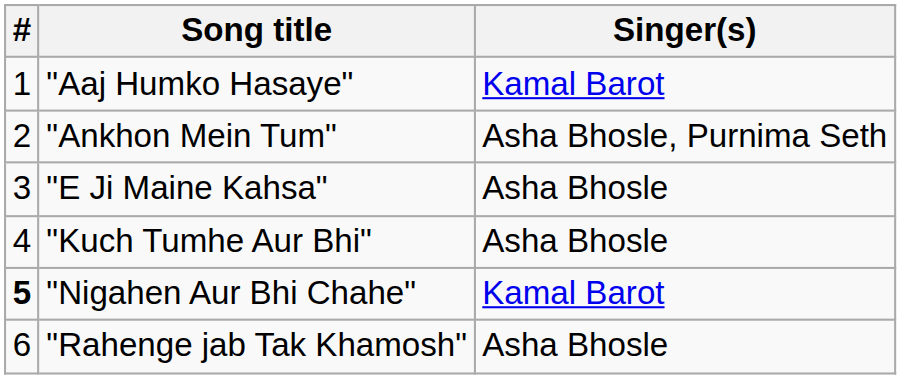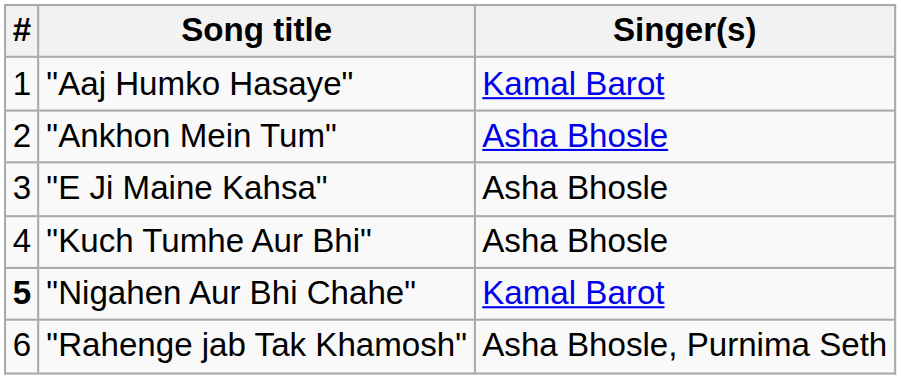(685, 135) Asha Bhosle, Purnima Seth -> (575, 135) Asha Bhosle
(575, 345) Asha Bhosle -> (685, 345) Asha Bhosle, Purnima Seth
